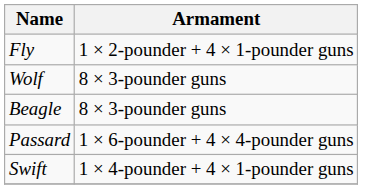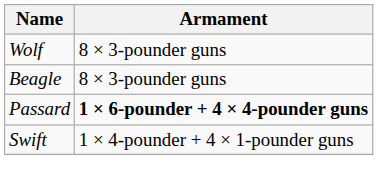- row: (22, 49)
(216, 139) normal -> (223, 109) bold
